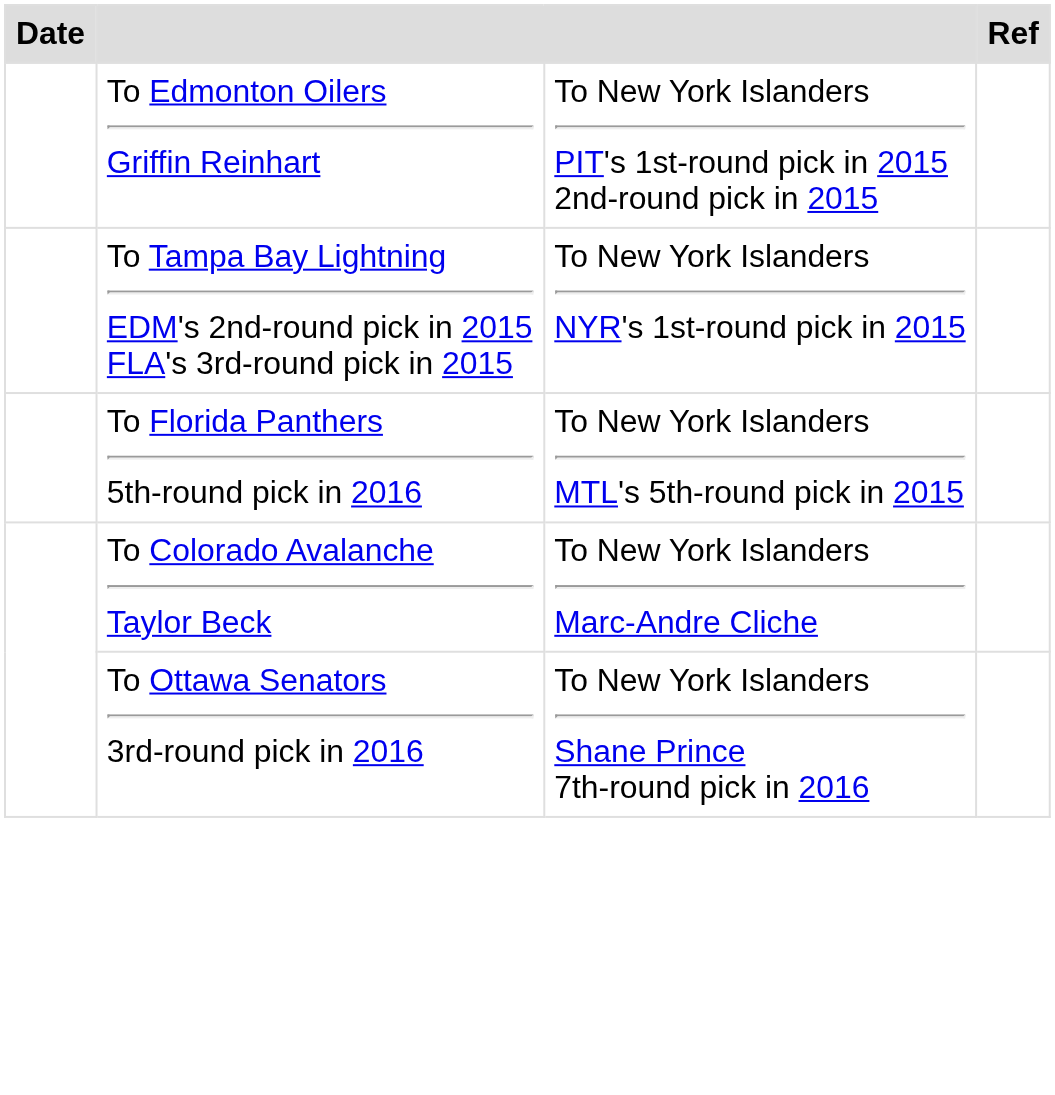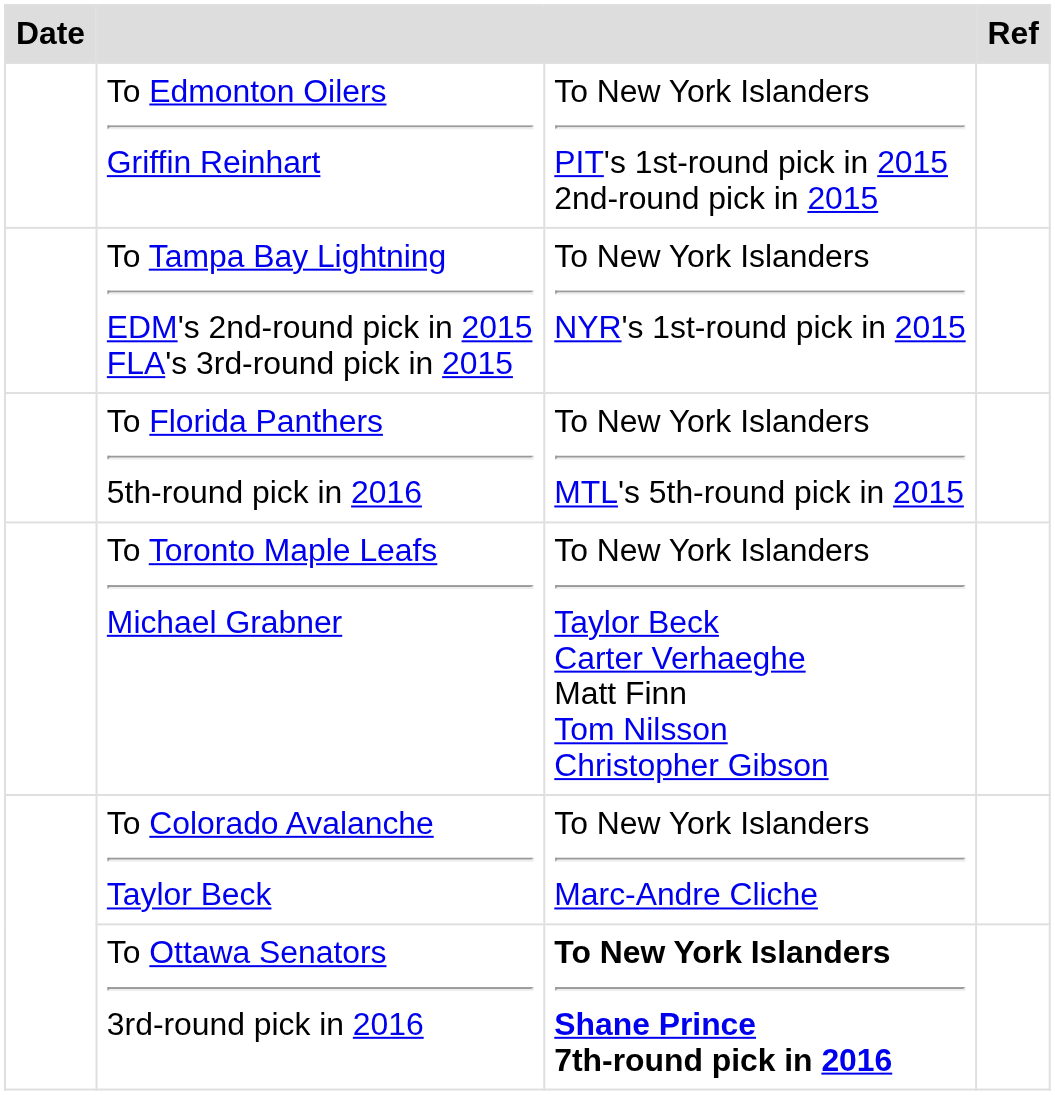+ row: (320, 586)
(760, 733) normal -> (760, 1006) bold
